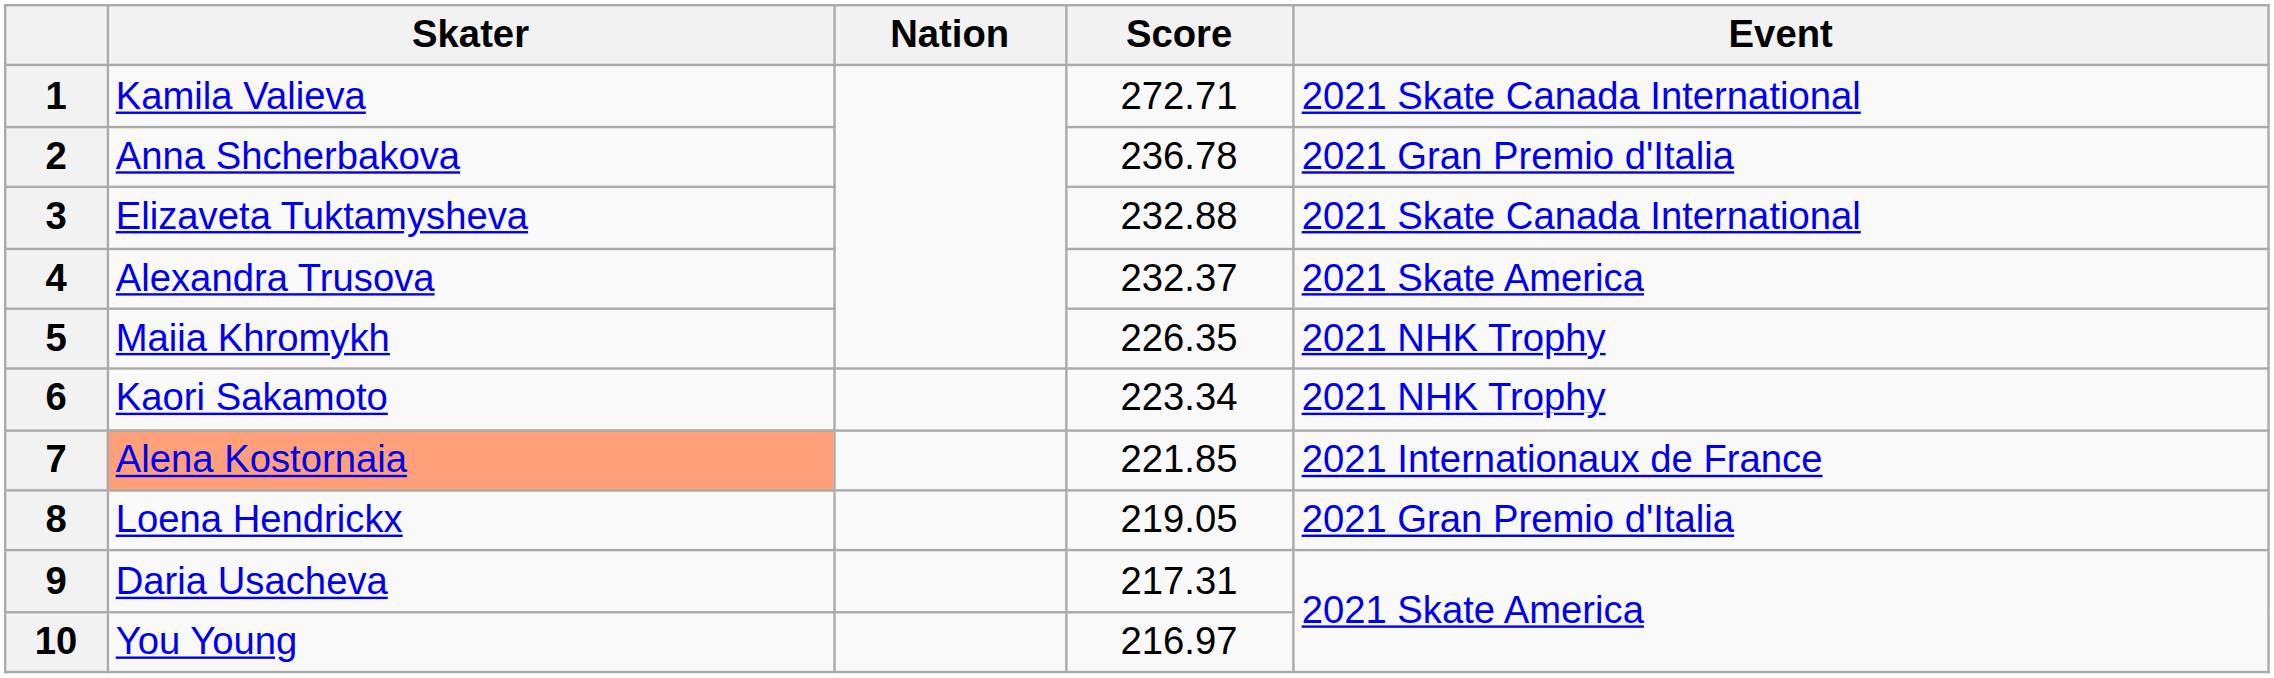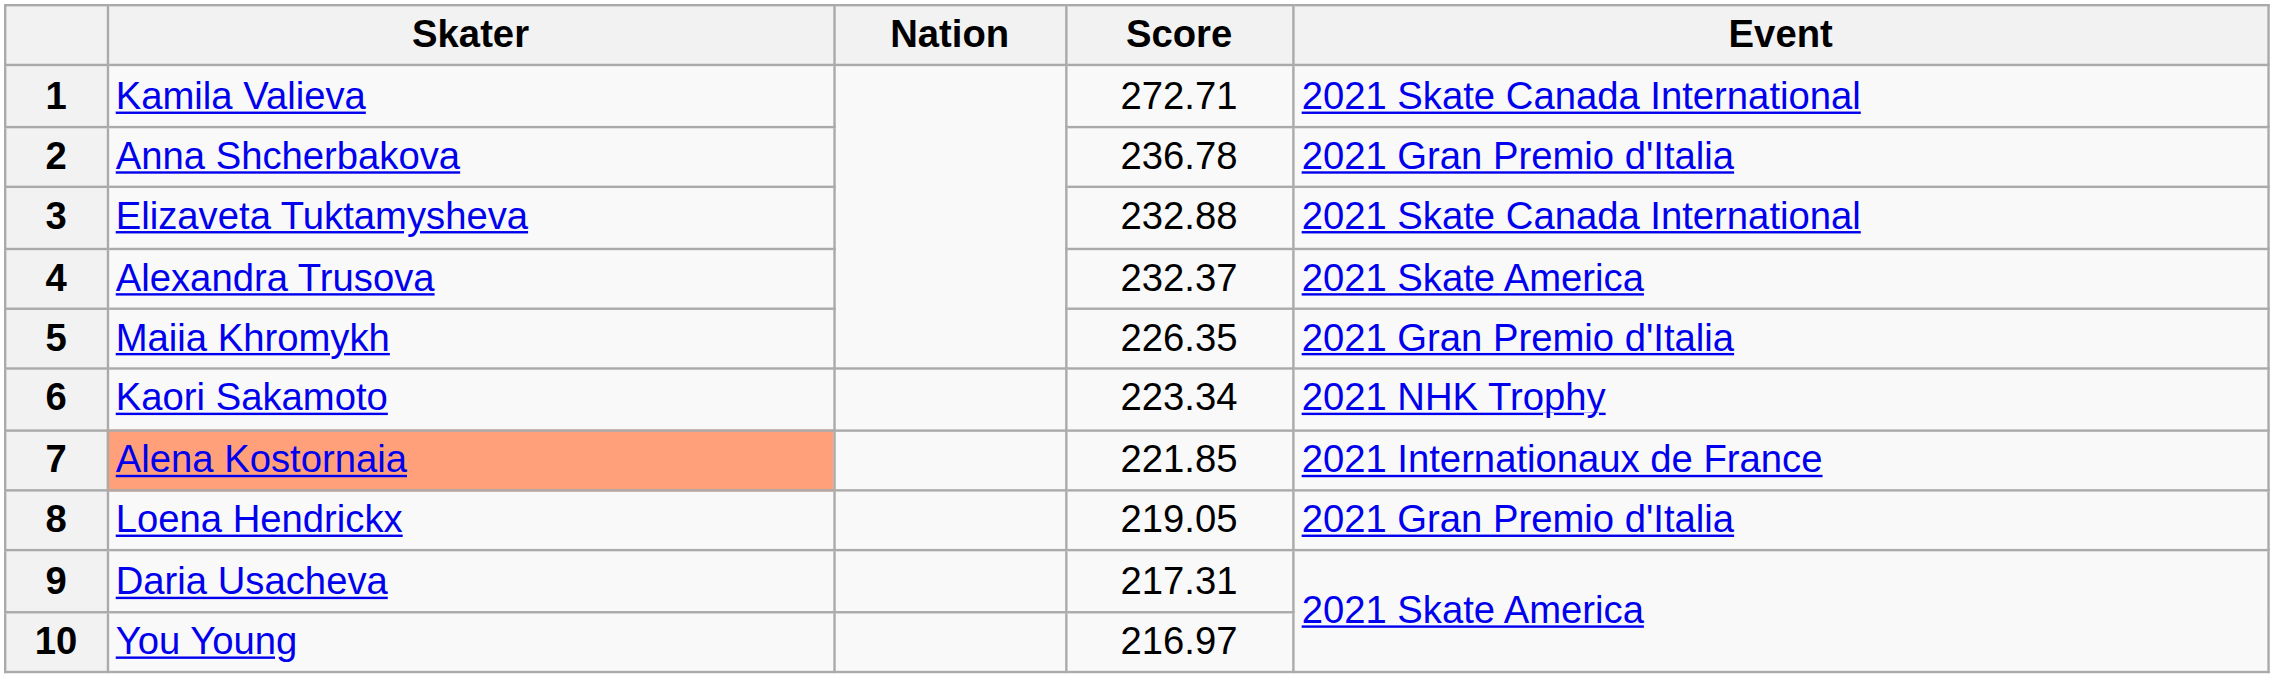(1454, 338) 2021 NHK Trophy -> (1518, 338) 2021 Gran Premio d'Italia
